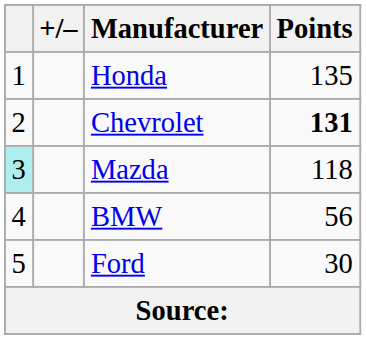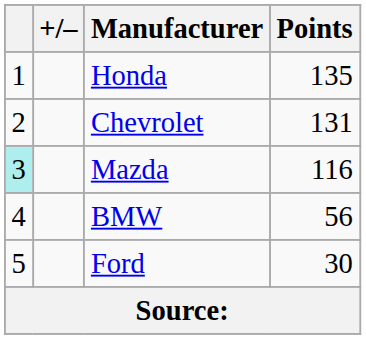(331, 122) bold -> (331, 122) normal
(332, 169) 118 -> (332, 169) 116
